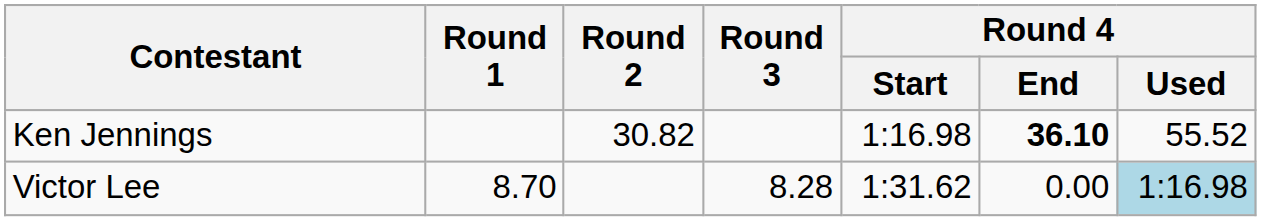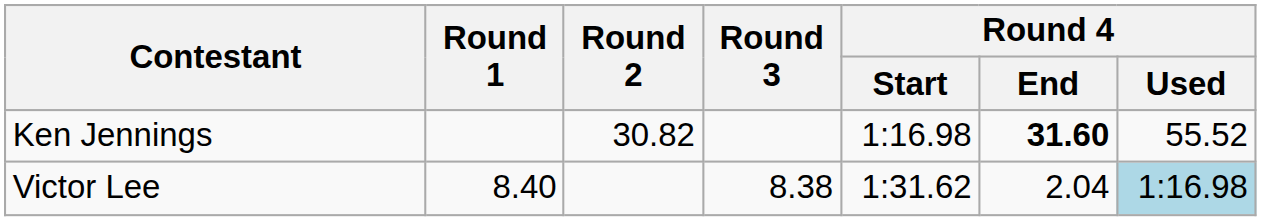(1068, 135) 36.10 -> (1068, 135) 31.60
(525, 187) 8.70 -> (525, 187) 8.40
(801, 187) 8.28 -> (801, 187) 8.38
(1077, 187) 0.00 -> (1077, 187) 2.04
